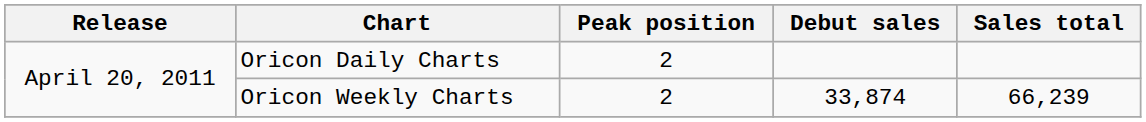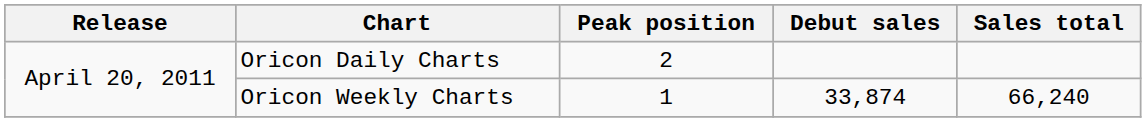(666, 98) 2 -> (666, 98) 1
(1049, 98) 66,239 -> (1049, 98) 66,240
